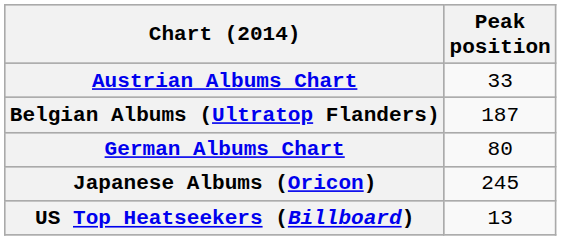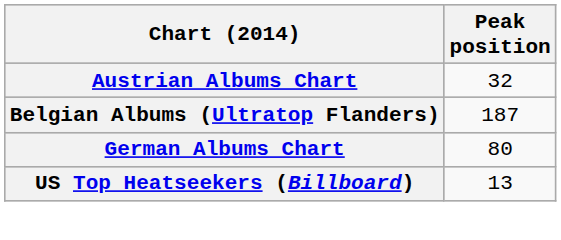(500, 81) 33 -> (500, 81) 32
- row: (225, 184)
